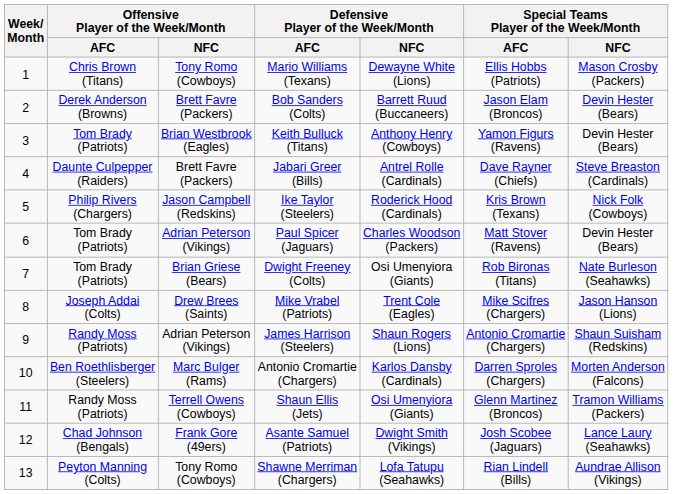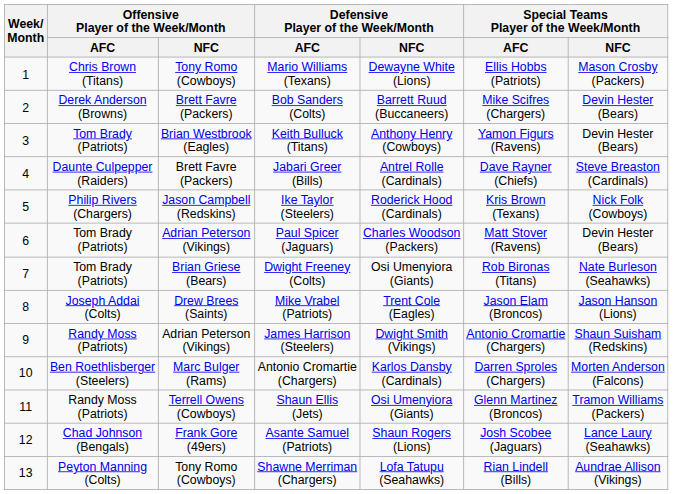(516, 107) Jason Elam (Broncos) -> (516, 107) Mike Scifres (Chargers)
(516, 307) Mike Scifres (Chargers) -> (516, 307) Jason Elam (Broncos)
(412, 340) Shaun Rogers (Lions) -> (412, 340) Dwight Smith (Vikings)
(412, 440) Dwight Smith (Vikings) -> (412, 440) Shaun Rogers (Lions)
